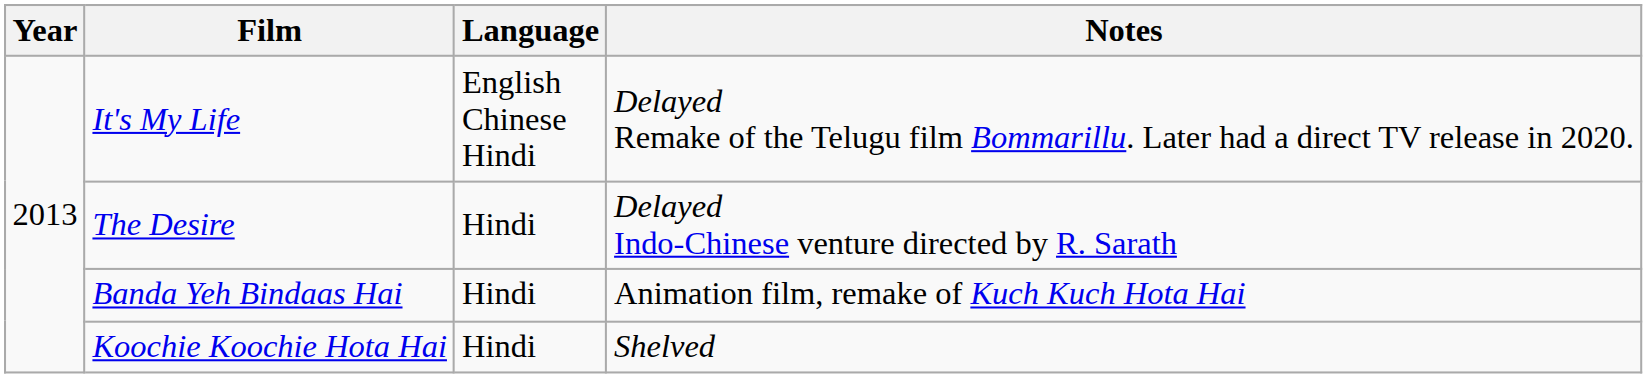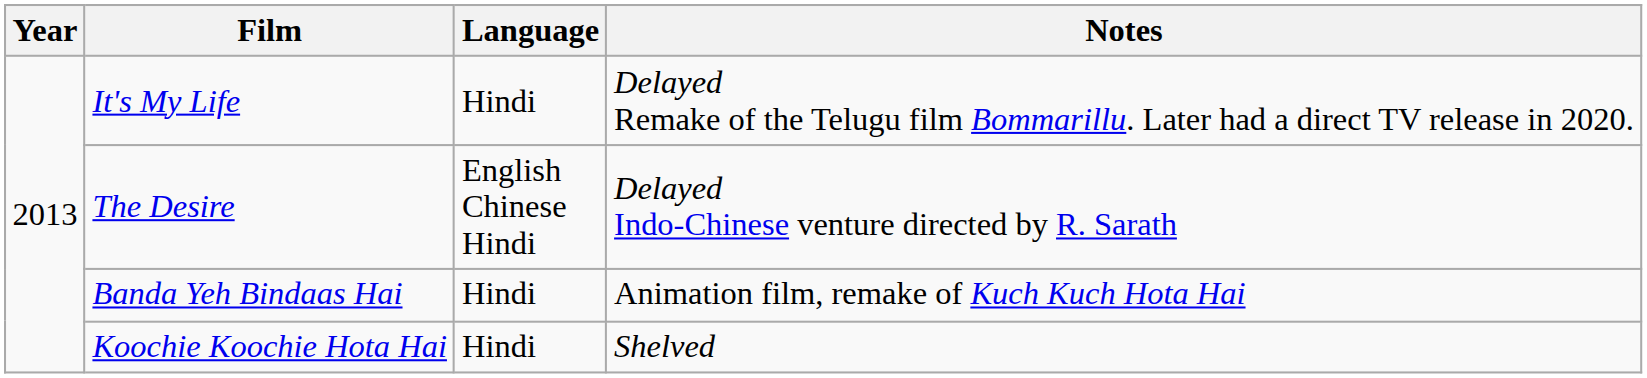(514, 118) English Chinese Hindi -> (499, 100) Hindi
(499, 224) Hindi -> (514, 206) English Chinese Hindi
